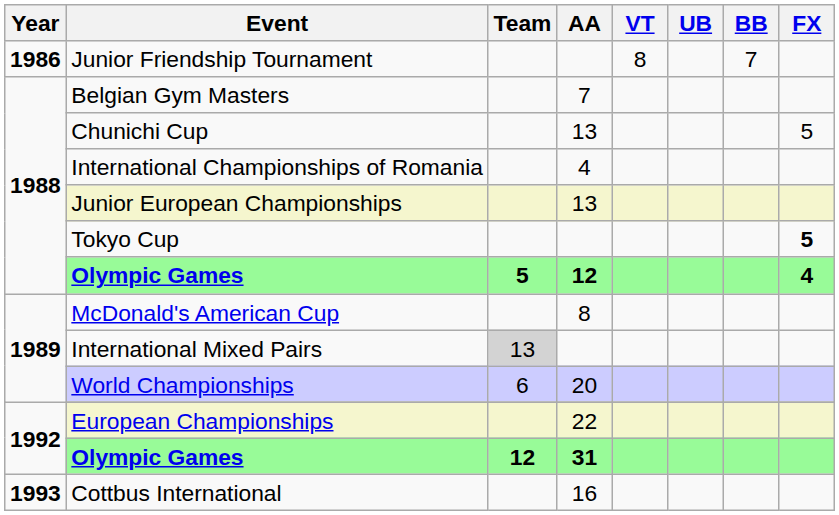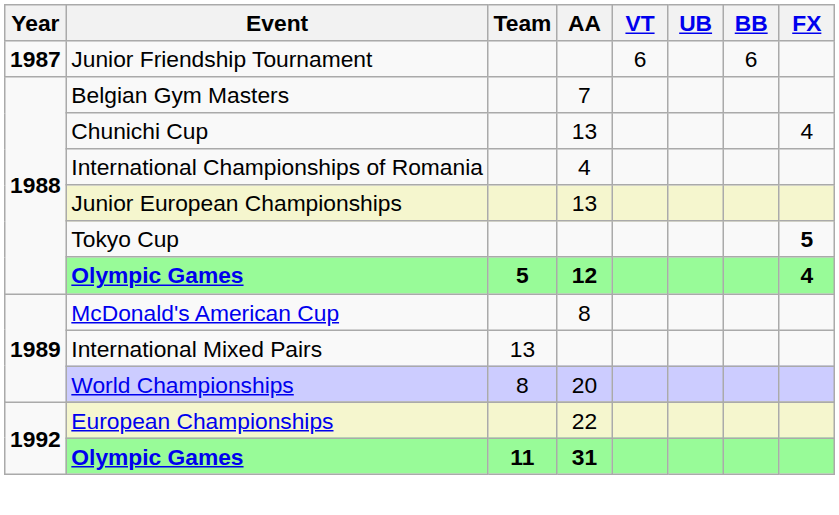(35, 59) 1986 -> (35, 59) 1987
(640, 59) 8 -> (640, 59) 6
(751, 59) 7 -> (751, 59) 6
(807, 131) 5 -> (807, 131) 4
(522, 348) lightgrey background -> (522, 348) no background
(522, 384) 6 -> (522, 384) 8
(522, 456) 12 -> (522, 456) 11
- row: (176, 492)
